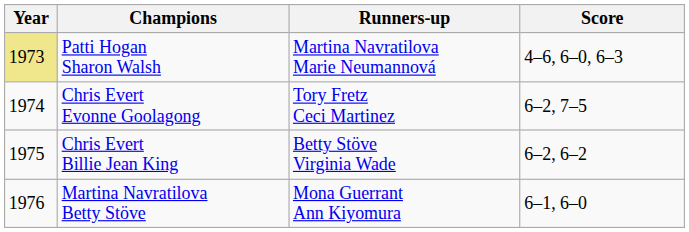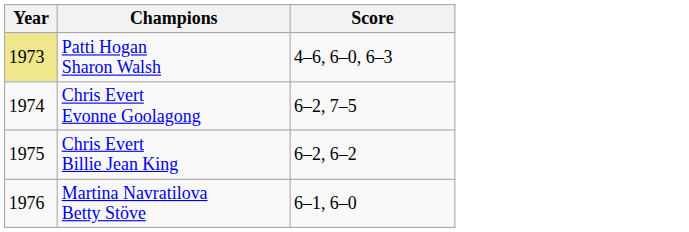- column: (404, 18)
